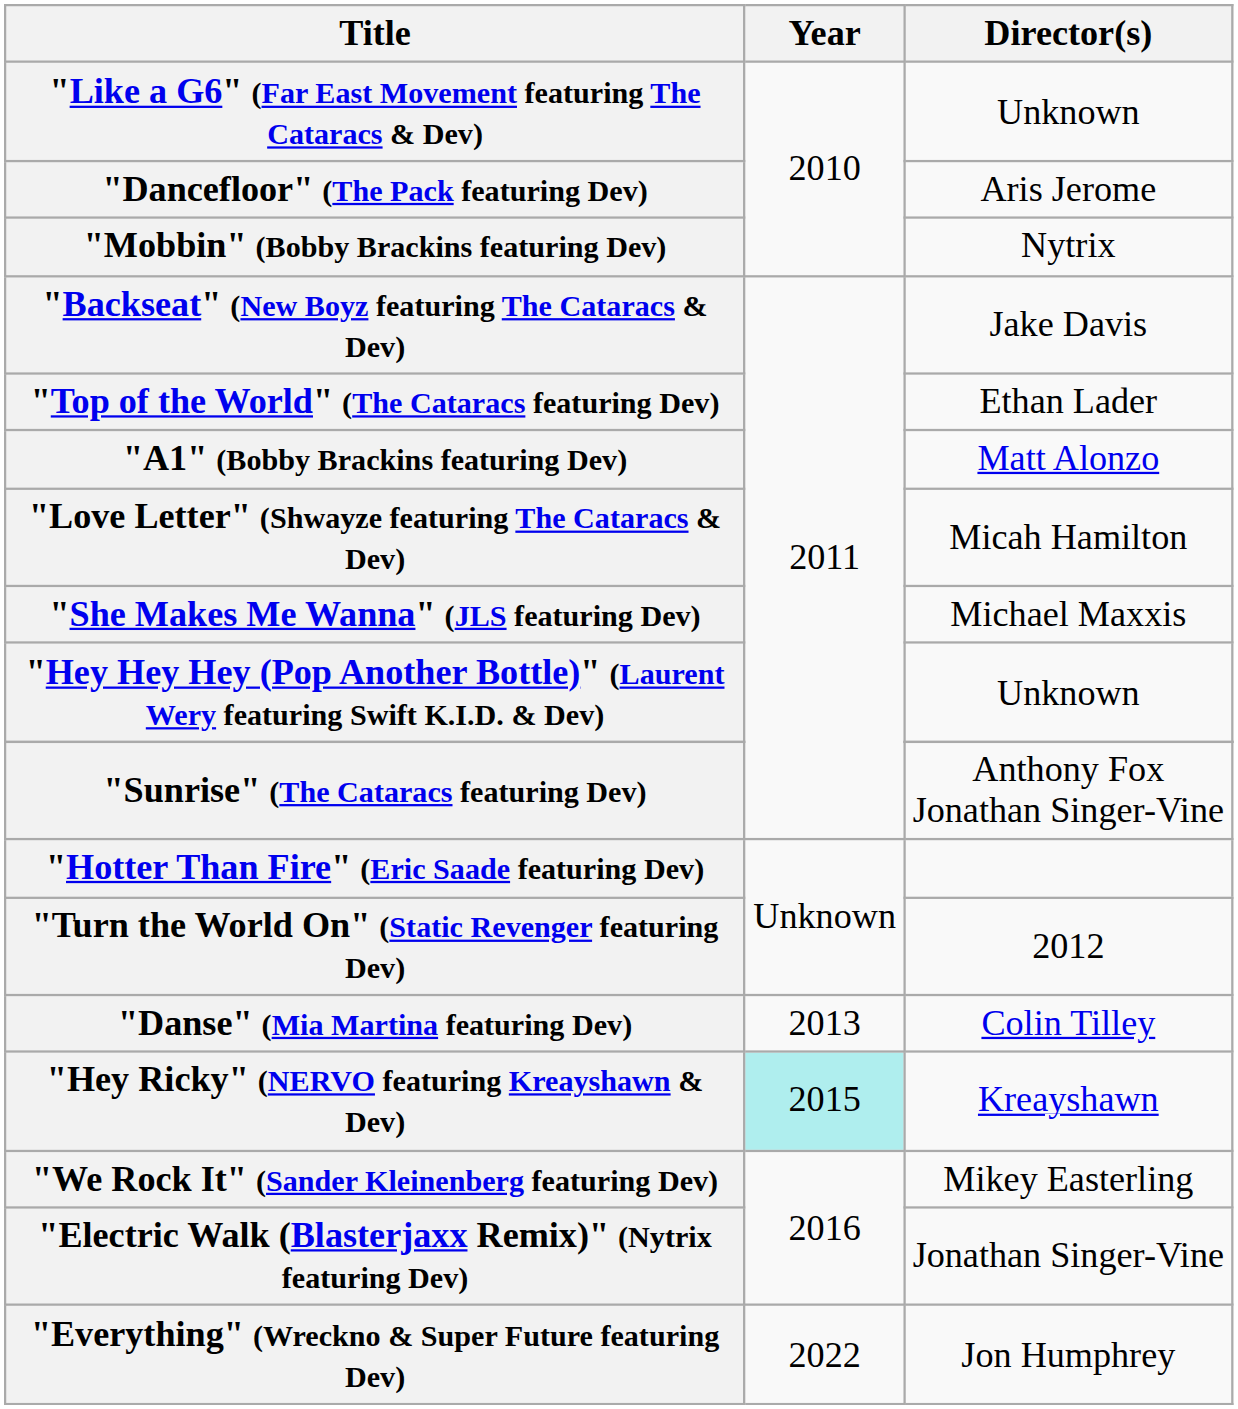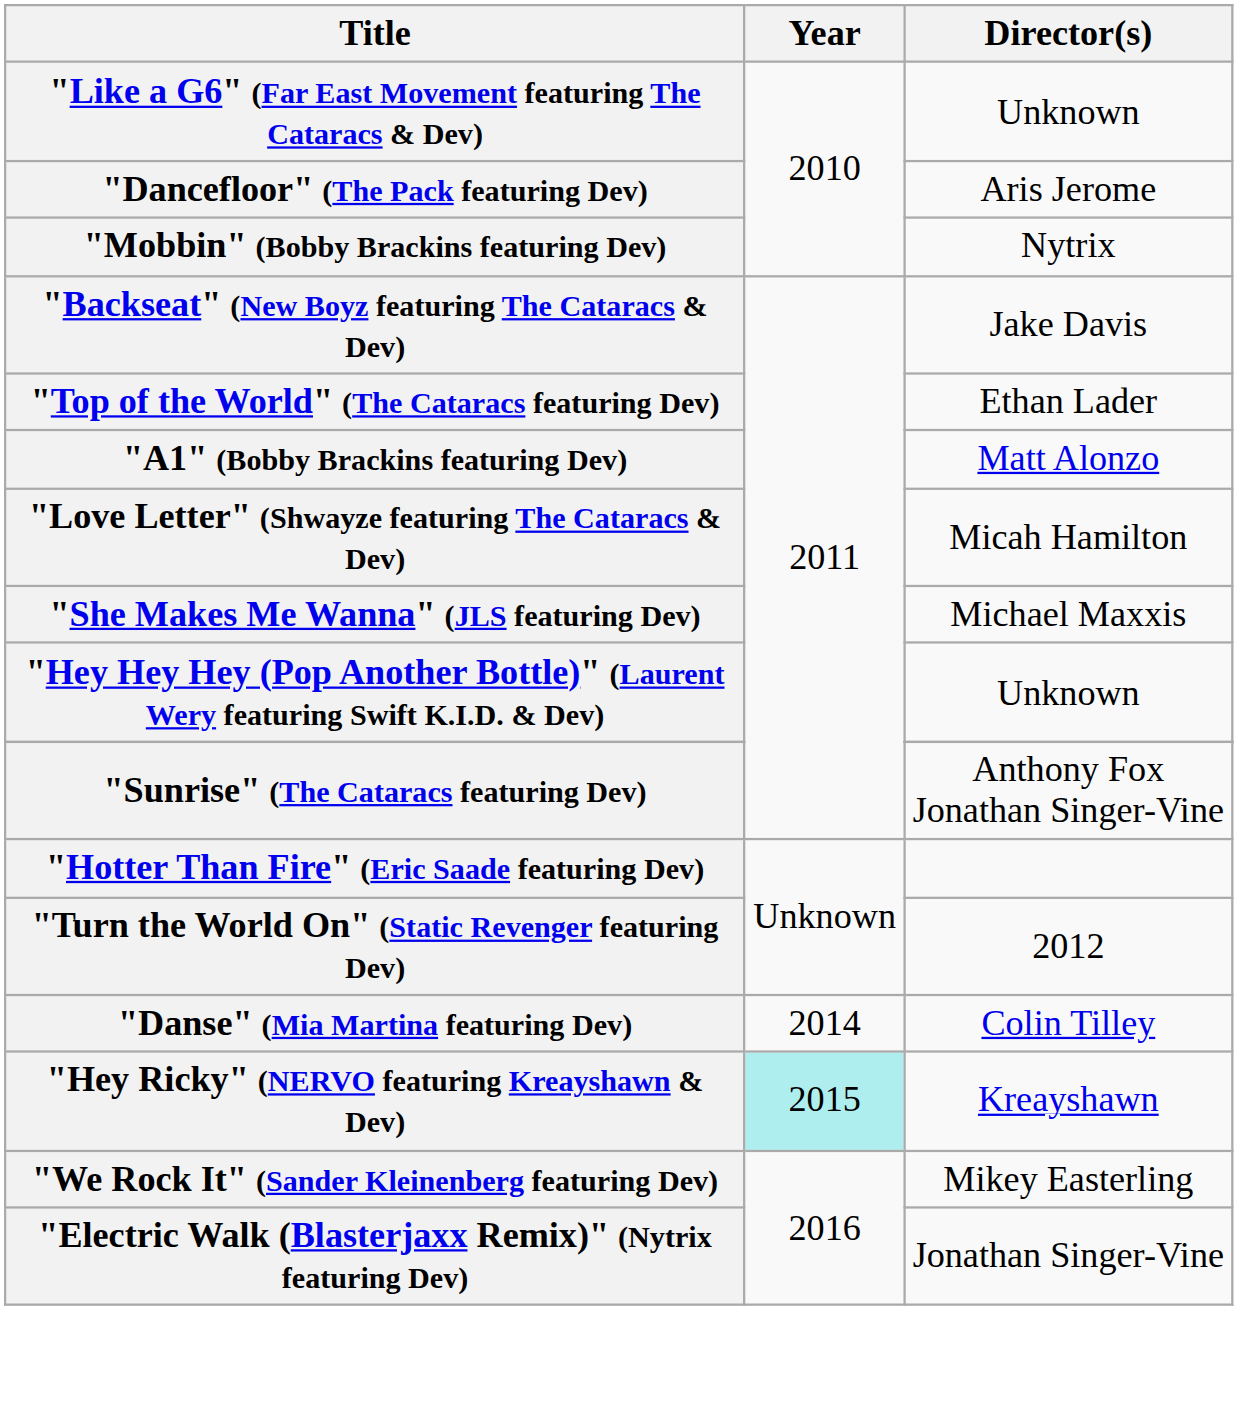(825, 1022) 2013 -> (825, 1022) 2014
- row: (375, 1353)
